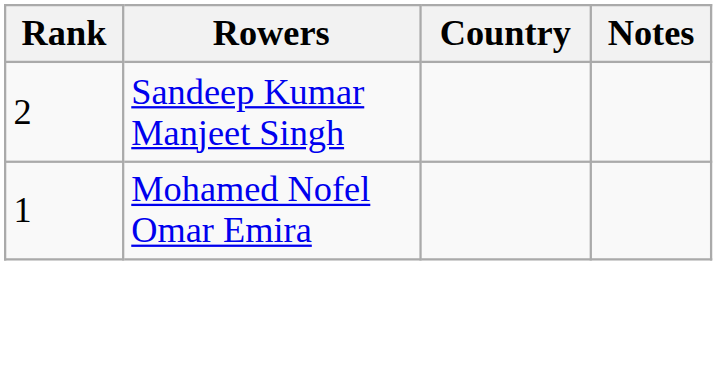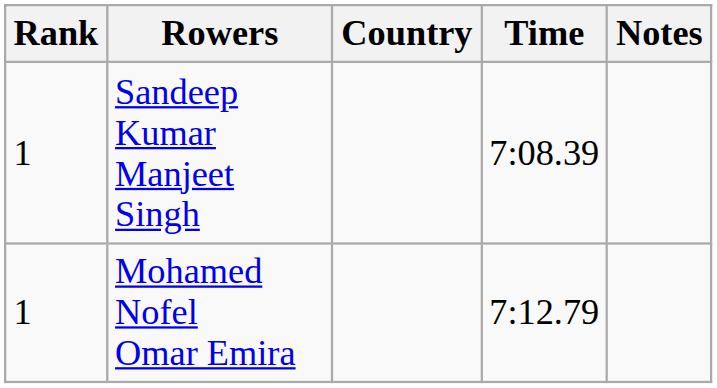+ column: (544, 33)
(23, 111) 2 -> (23, 152) 1
